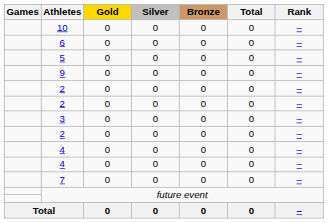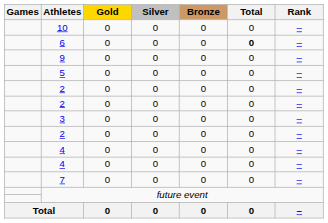(251, 43) normal -> (251, 43) bold
rows swapped: (62, 58) <-> (62, 73)
